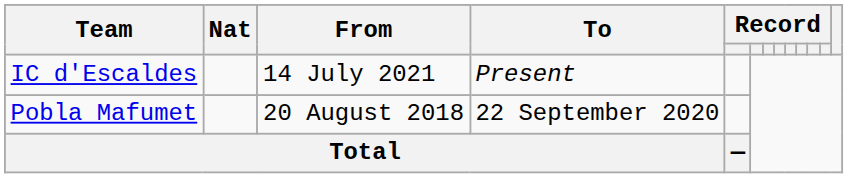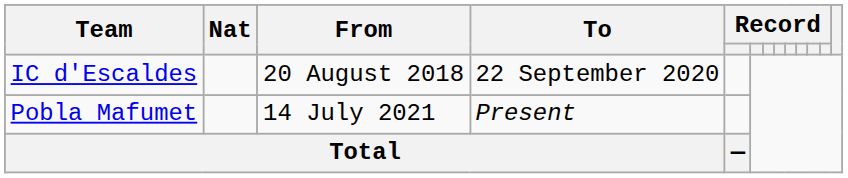(349, 75) 14 July 2021 -> (364, 75) 20 August 2018
(526, 75) Present -> (597, 75) 22 September 2020
(364, 114) 20 August 2018 -> (349, 114) 14 July 2021
(597, 114) 22 September 2020 -> (526, 114) Present
